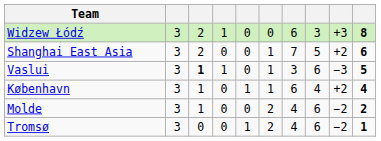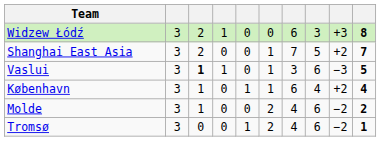(364, 52) 6 -> (364, 52) 7
